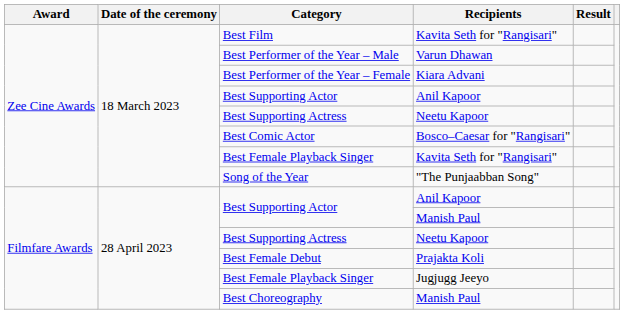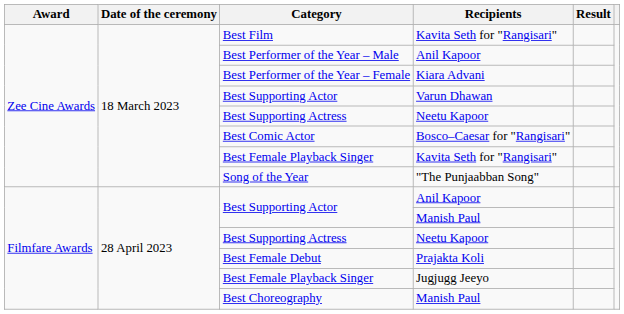(454, 55) Varun Dhawan -> (448, 55) Anil Kapoor
(448, 95) Anil Kapoor -> (454, 95) Varun Dhawan
